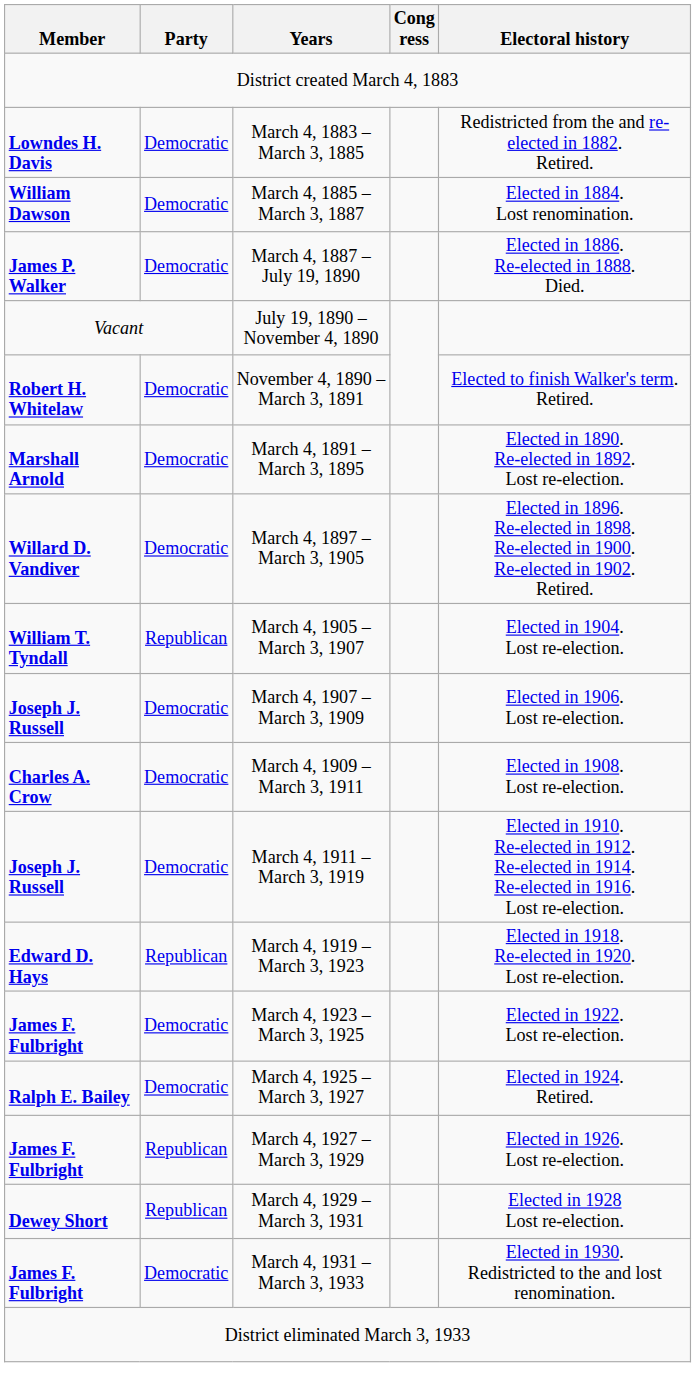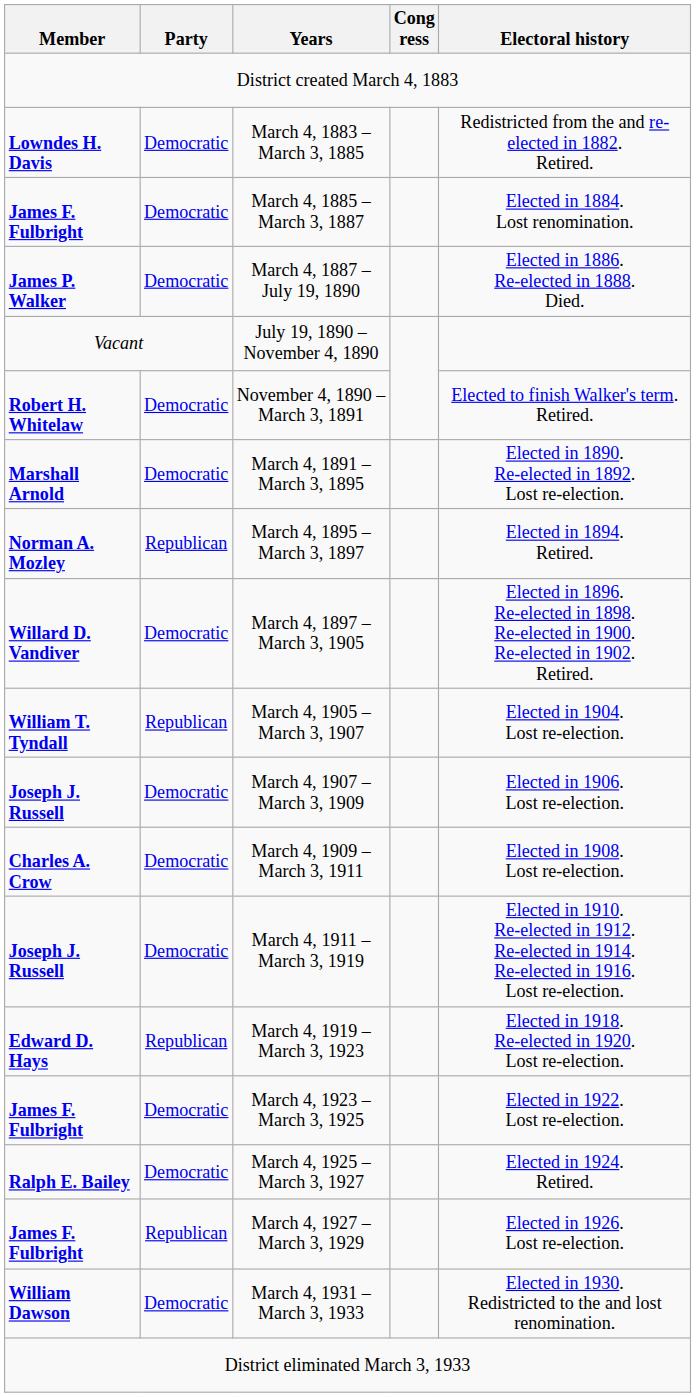(40, 204) William Dawson -> (46, 221) James F. Fulbright
+ row: (311, 543)
- row: (311, 1211)
(46, 1283) James F. Fulbright -> (40, 1303) William Dawson
